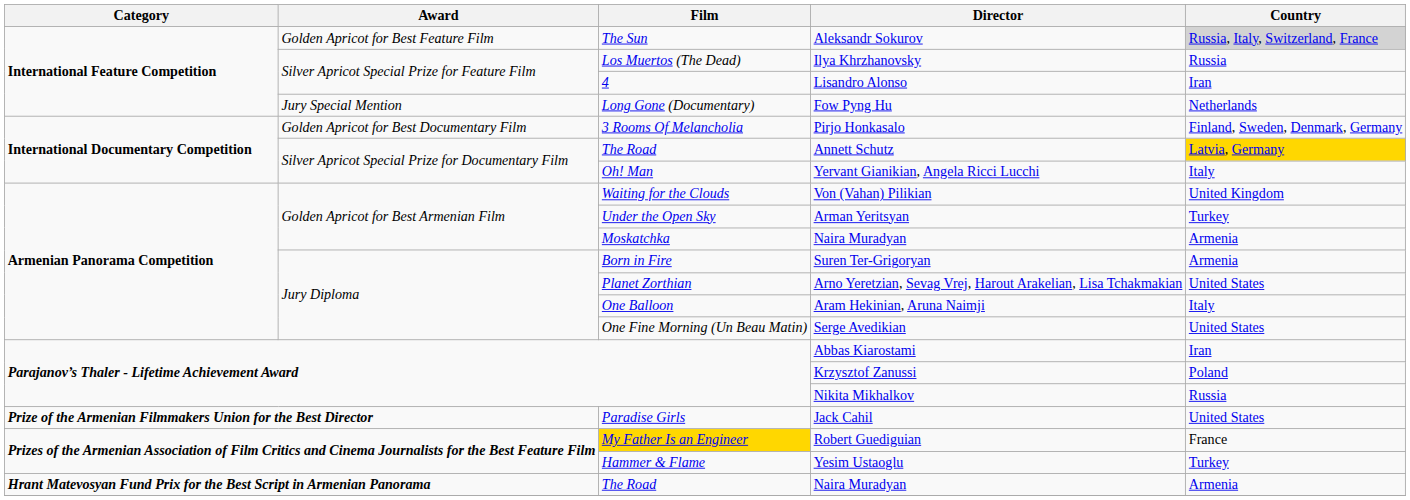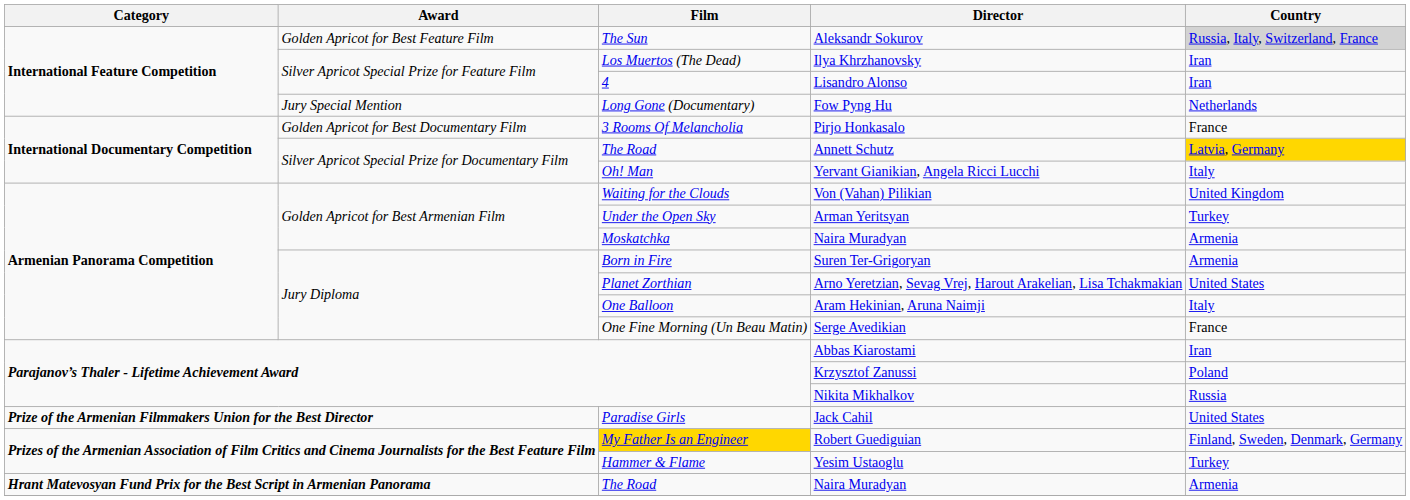(1208, 60) Russia -> (1200, 60) Iran
(1296, 127) Finland, Sweden, Denmark, Germany -> (1208, 127) France
(1227, 328) United States -> (1208, 328) France
(1208, 439) France -> (1296, 439) Finland, Sweden, Denmark, Germany
